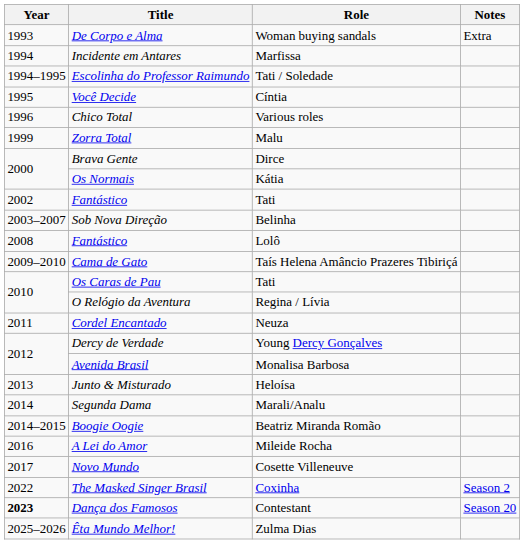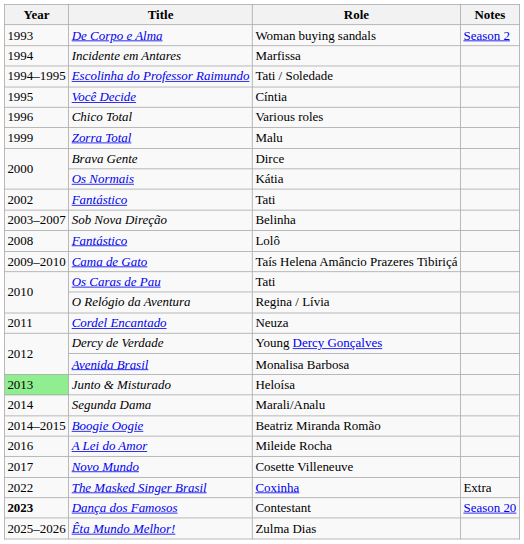(477, 35) Extra -> (487, 35) Season 2
(20, 384) no background -> (20, 384) lightgreen background
(487, 487) Season 2 -> (477, 487) Extra
